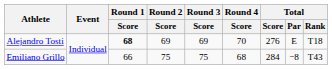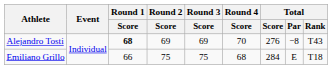(294, 42) E -> (294, 42) −8
(315, 42) T18 -> (315, 42) T43
(294, 57) −8 -> (294, 57) E
(315, 57) T43 -> (315, 57) T18
